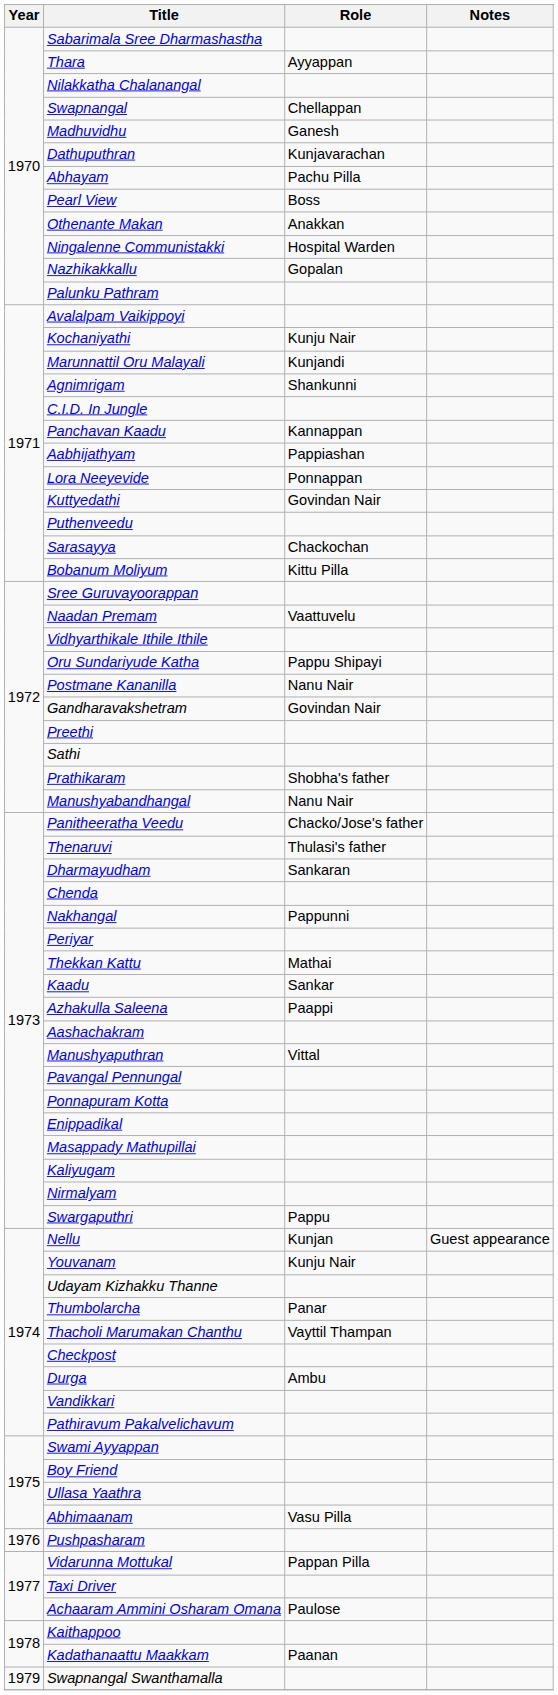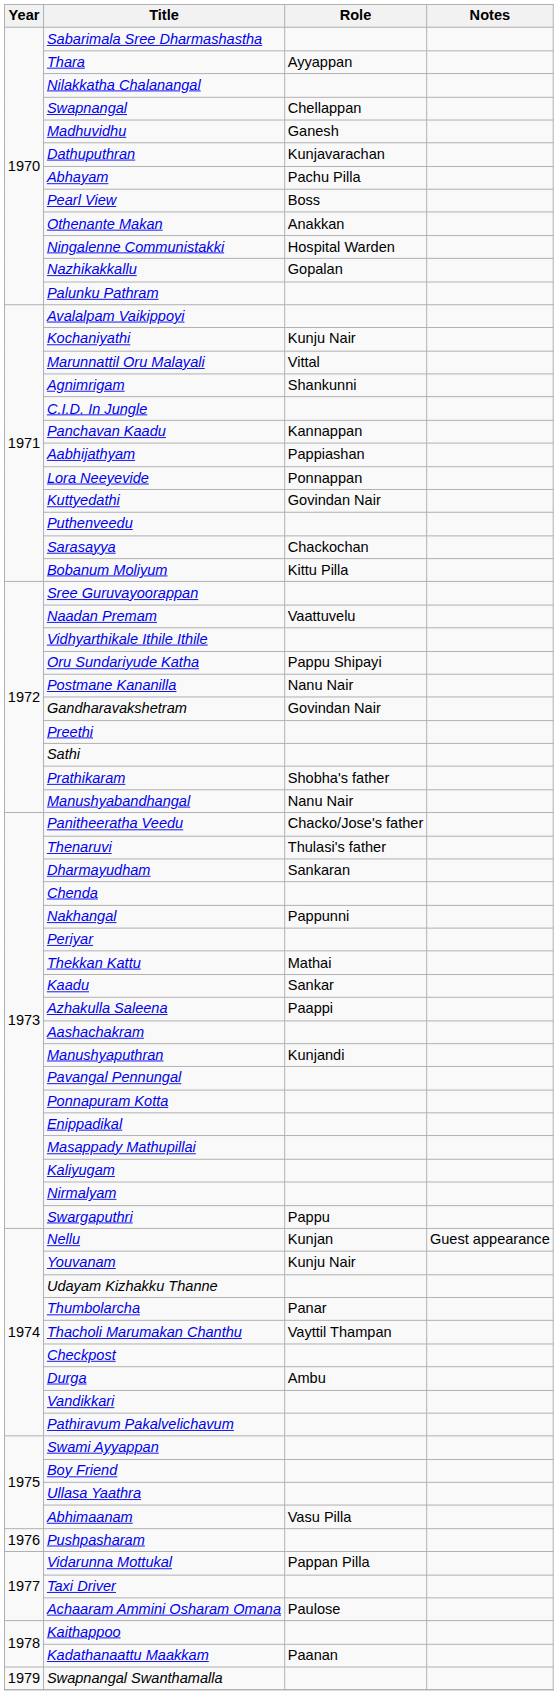(316, 362) Kunjandi -> (304, 362) Vittal
(304, 1055) Vittal -> (316, 1055) Kunjandi
